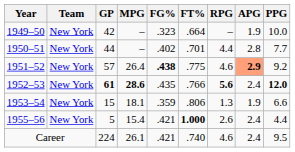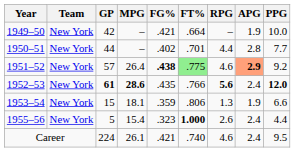(166, 31) .323 -> (166, 31) .421
(196, 66) no background -> (196, 66) lightgreen background
(166, 120) .421 -> (166, 120) .323
